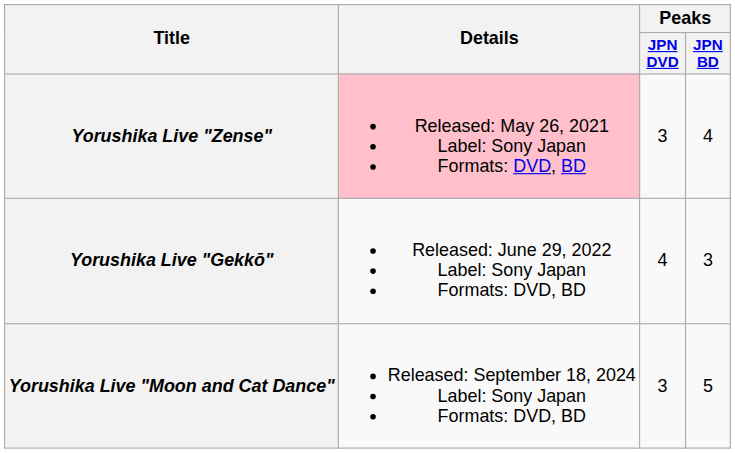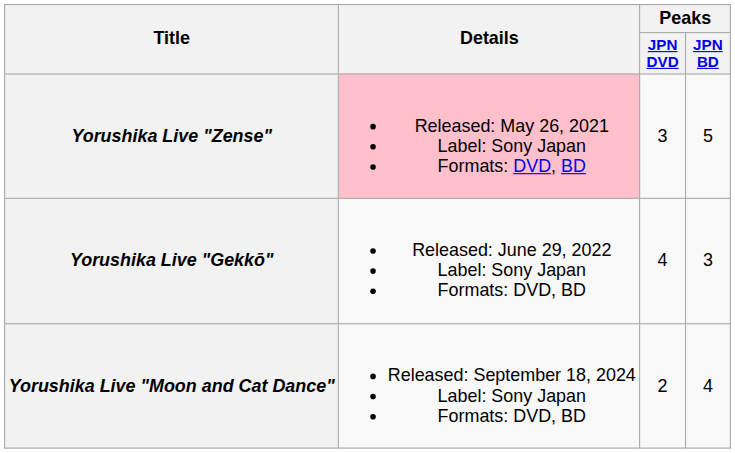(708, 136) 4 -> (708, 136) 5
(663, 385) 3 -> (663, 385) 2
(708, 385) 5 -> (708, 385) 4
